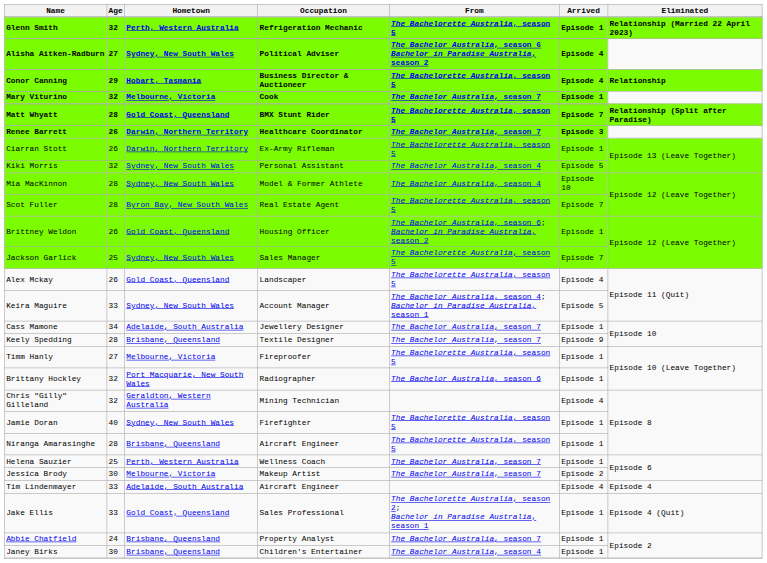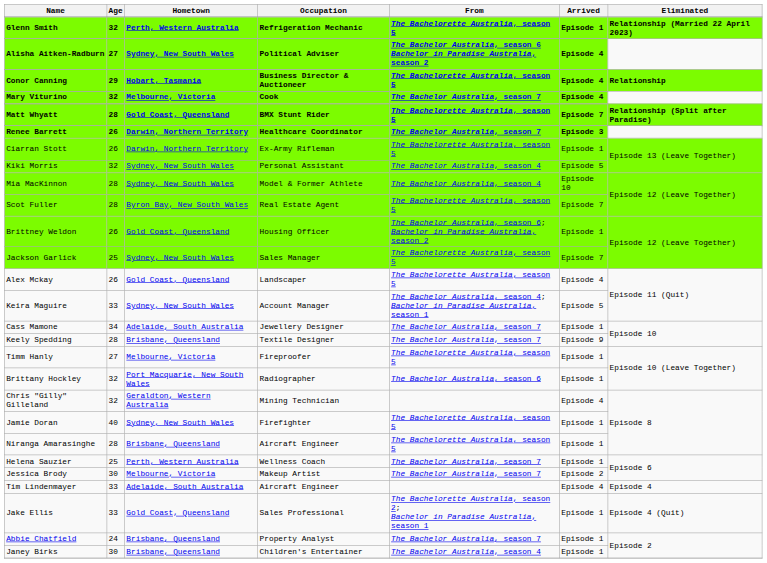(582, 98) Episode 1 -> (582, 98) Episode 4
